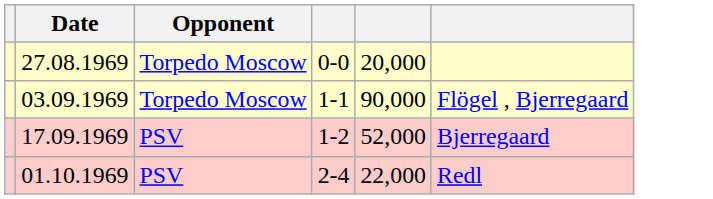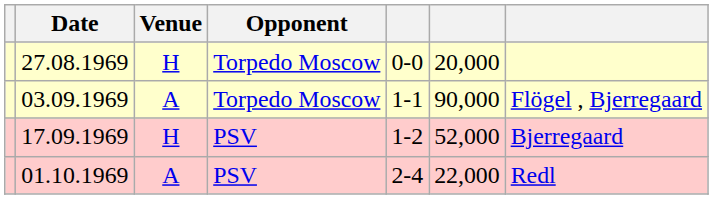+ column: (171, 23)
